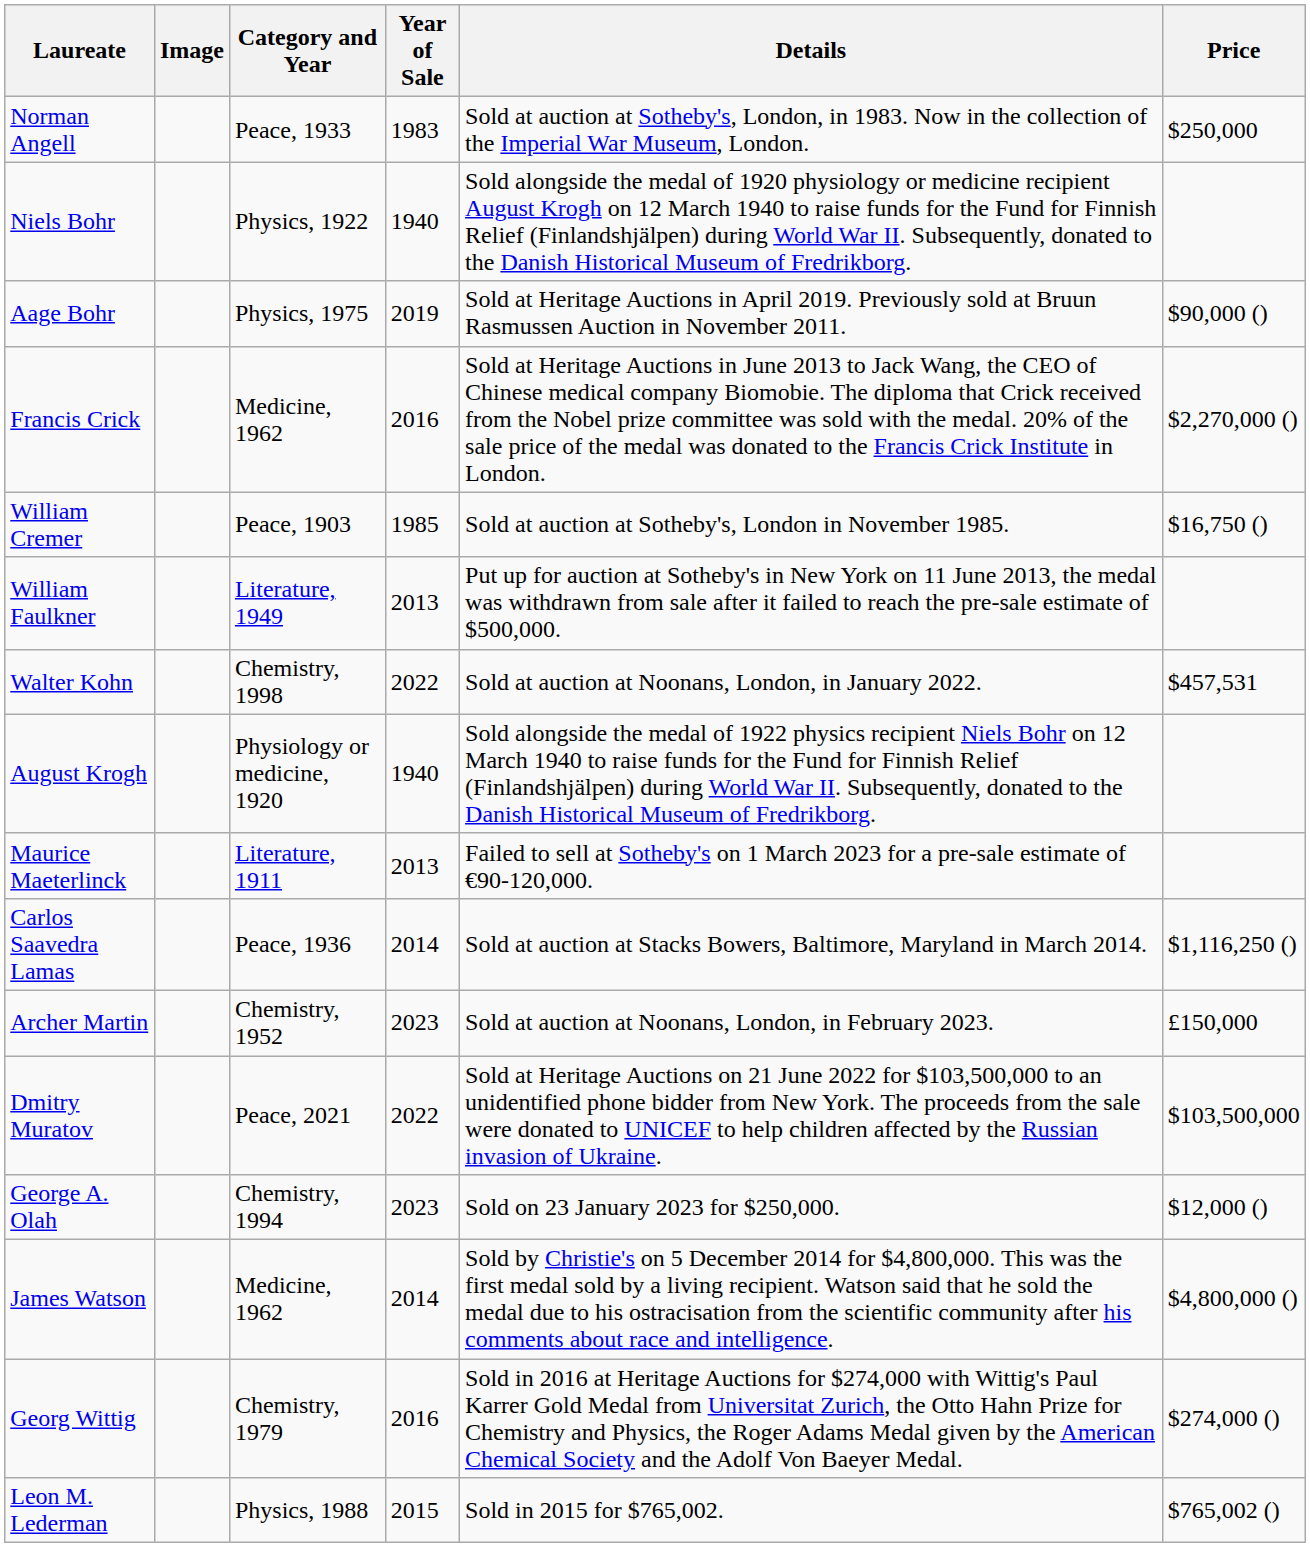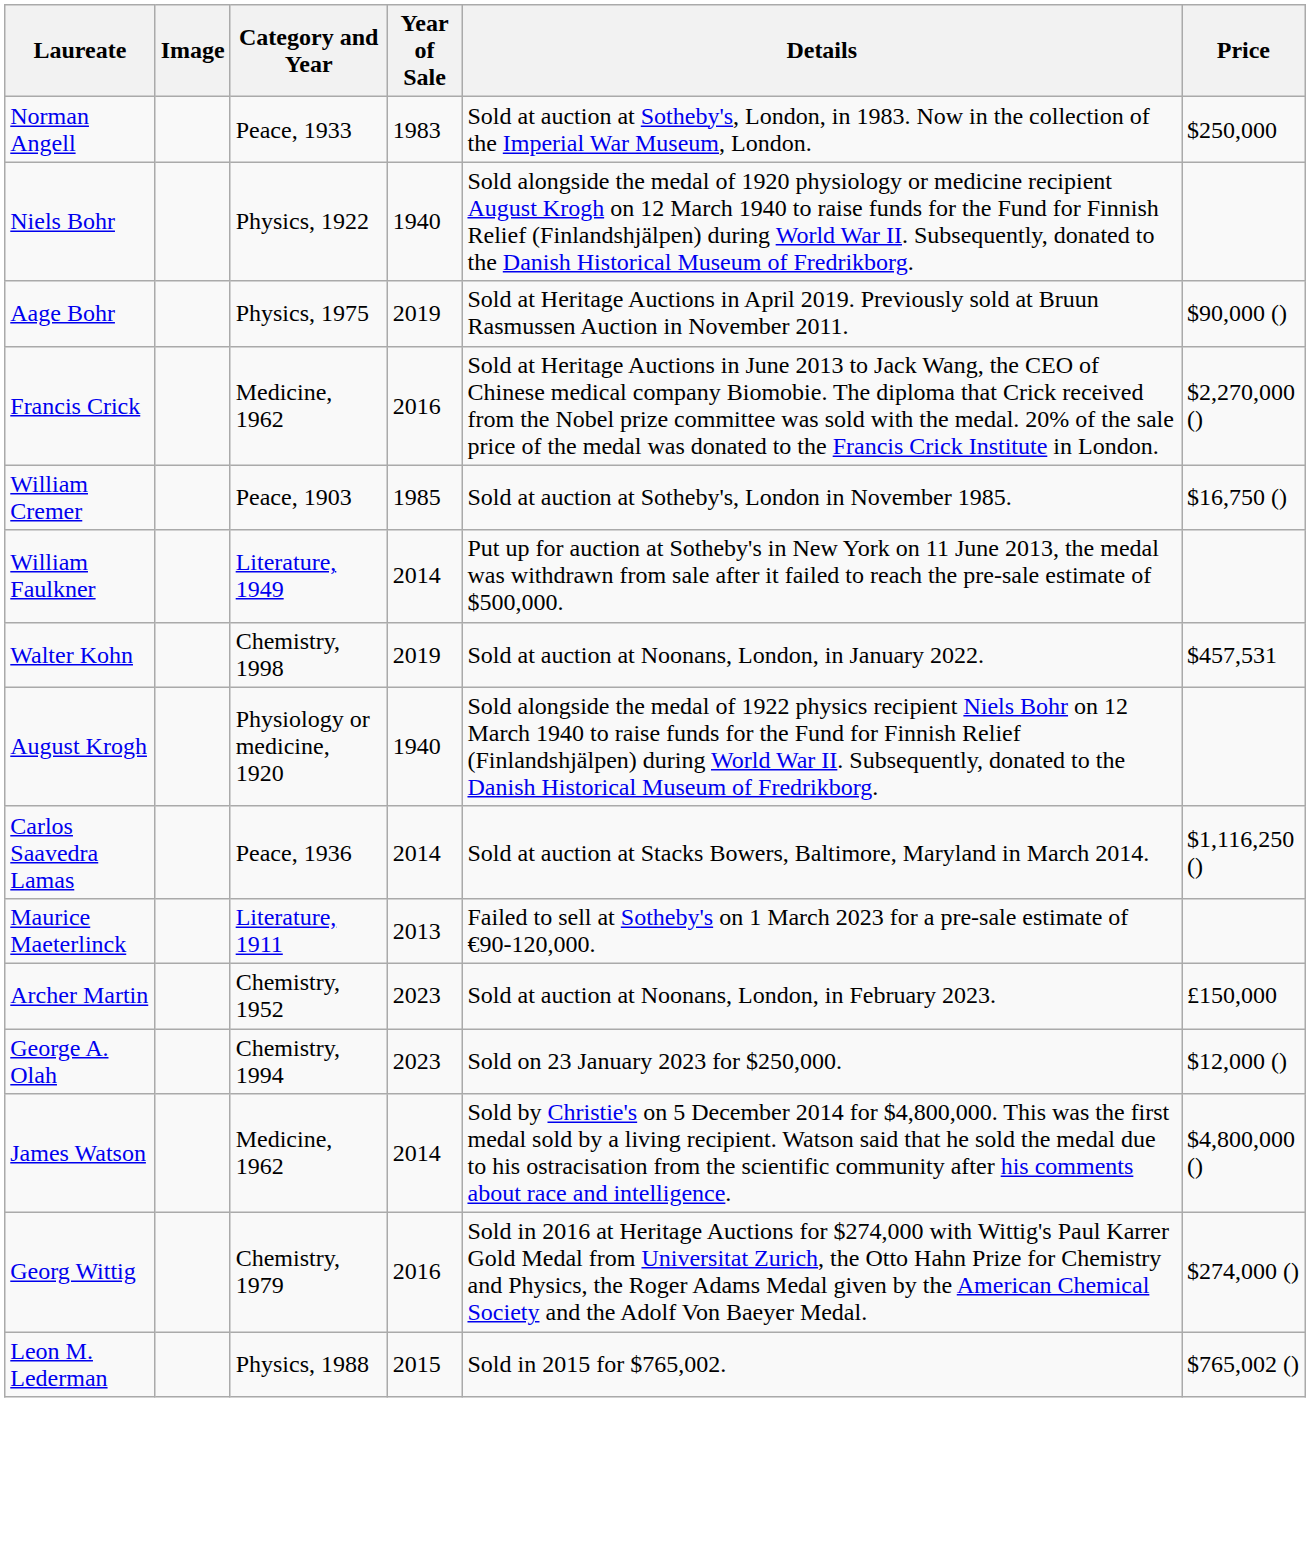(415, 602) 2013 -> (417, 575) 2014
(415, 681) 2022 -> (417, 654) 2019
rows swapped: (54, 944) <-> (68, 865)
- row: (52, 1114)
